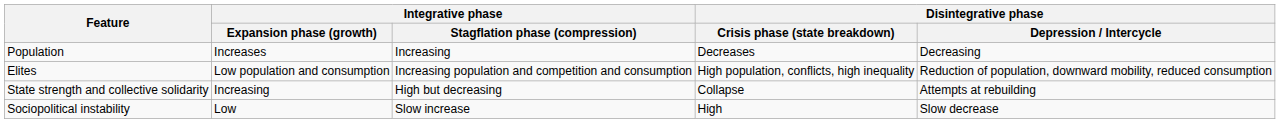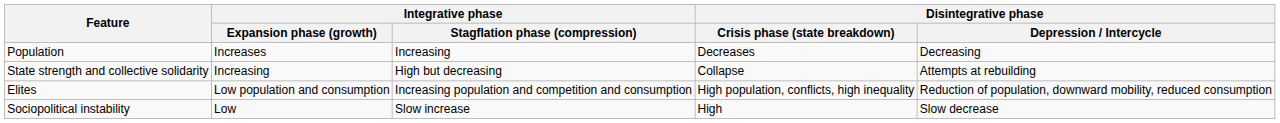rows swapped: (22, 71) <-> (108, 90)
